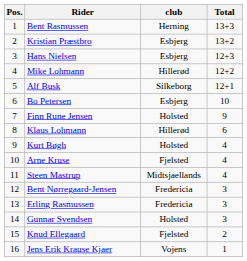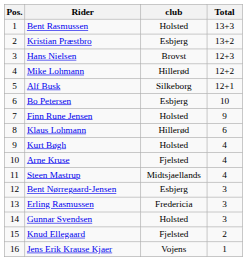(174, 26) Herning -> (174, 26) Holsted
(174, 56) Esbjerg -> (174, 56) Brovst
(174, 189) Fredericia -> (174, 189) Esbjerg
